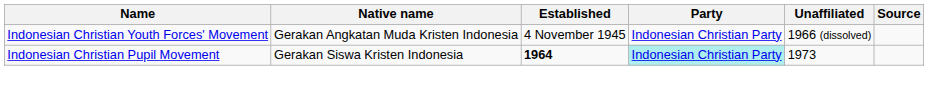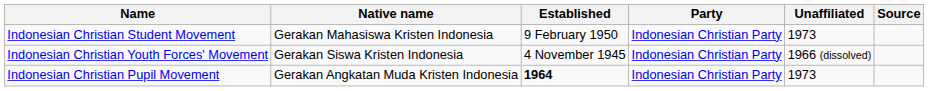+ row: (121, 34)
(396, 34) Gerakan Angkatan Muda Kristen Indonesia -> (369, 55) Gerakan Siswa Kristen Indonesia
(369, 55) Gerakan Siswa Kristen Indonesia -> (396, 75) Gerakan Angkatan Muda Kristen Indonesia
(707, 55) paleturquoise background -> (707, 75) no background
